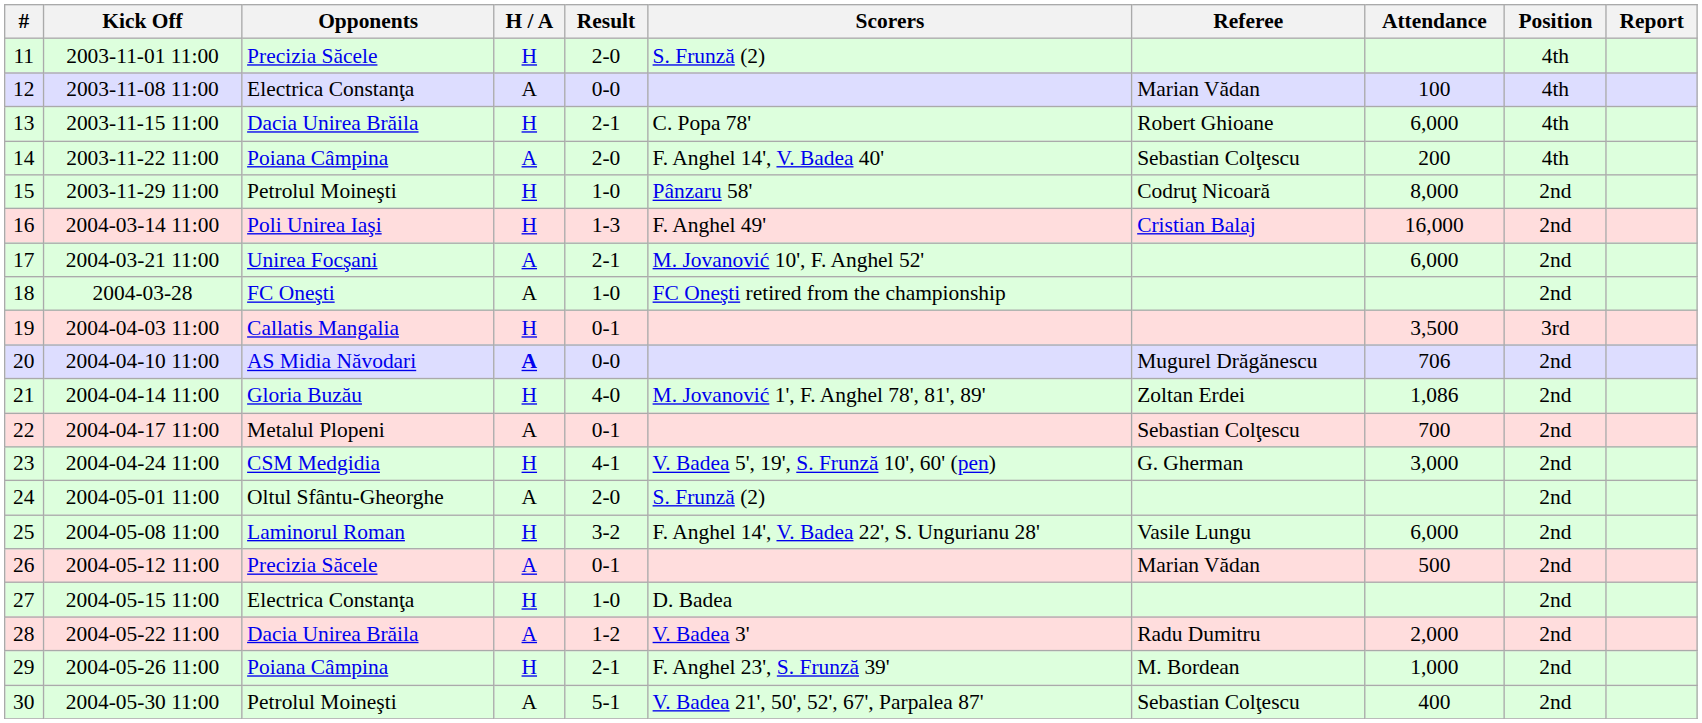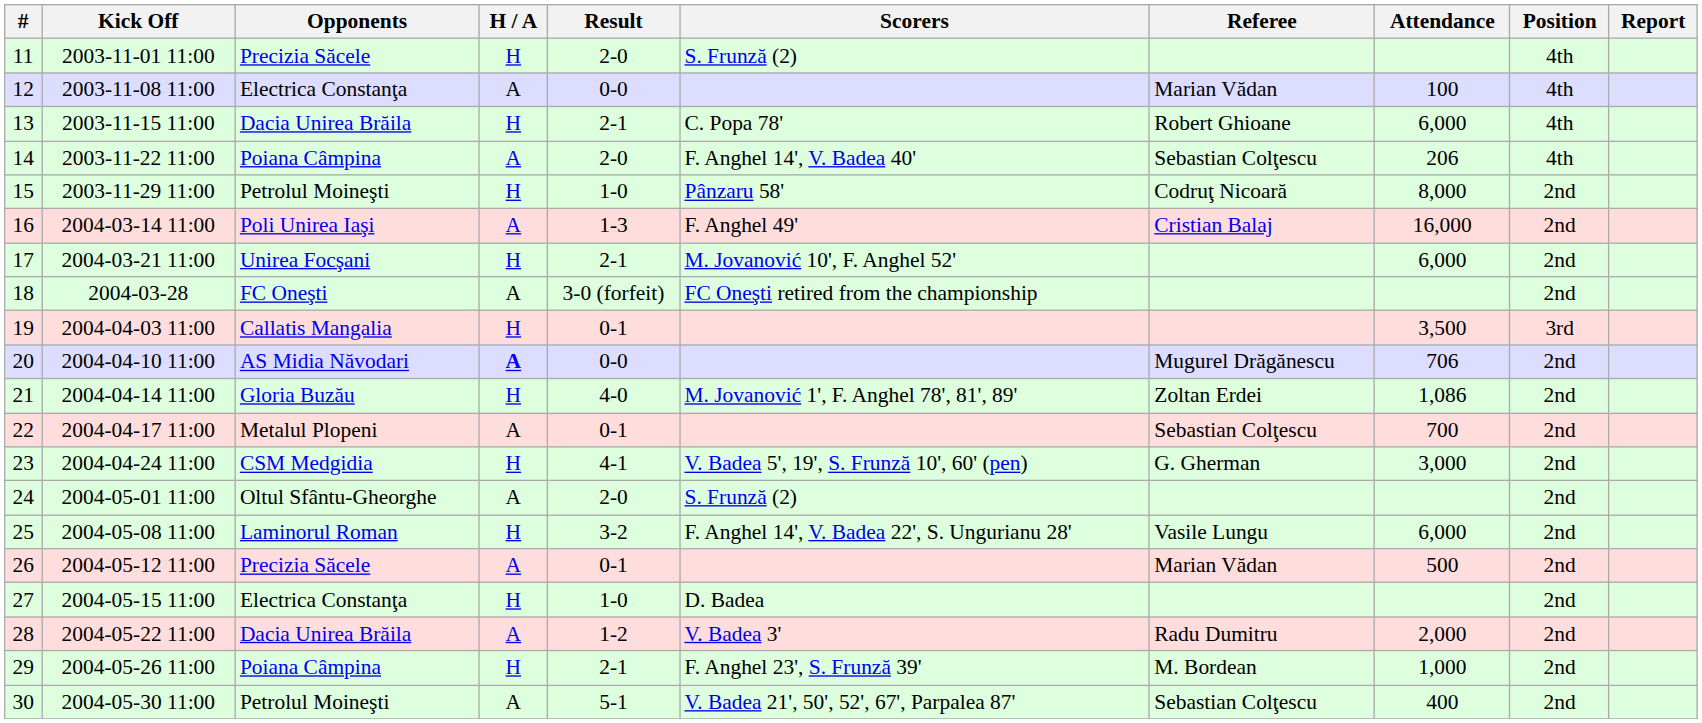(1434, 157) 200 -> (1442, 157) 206
(529, 225) H -> (513, 225) A
(529, 259) A -> (513, 259) H
(606, 293) 1-0 -> (613, 293) 3-0 (forfeit)
